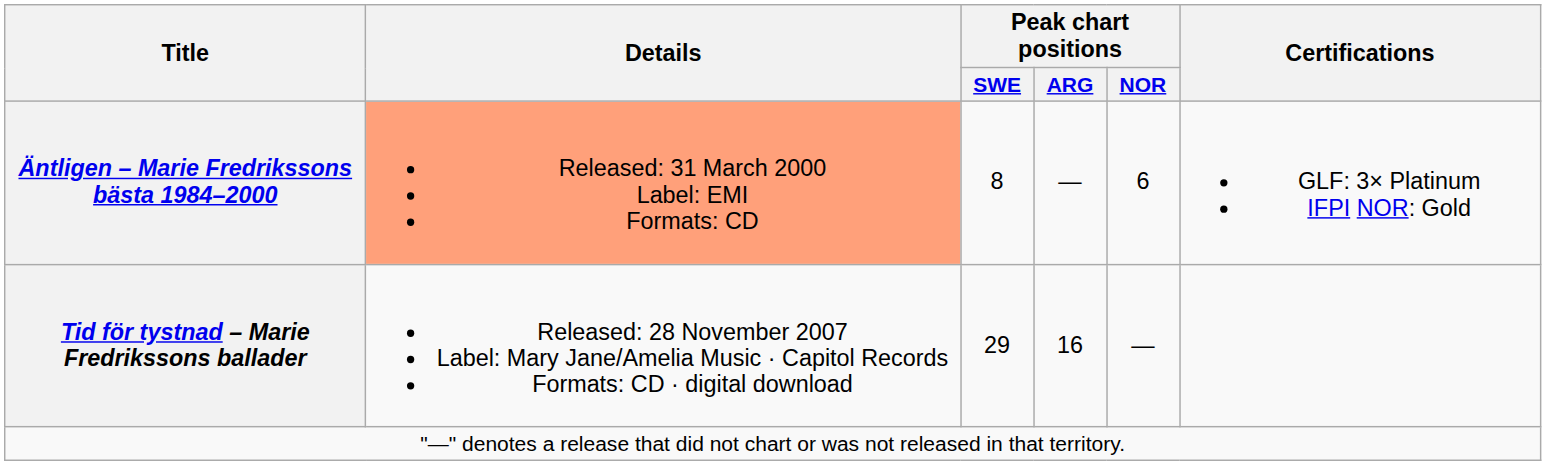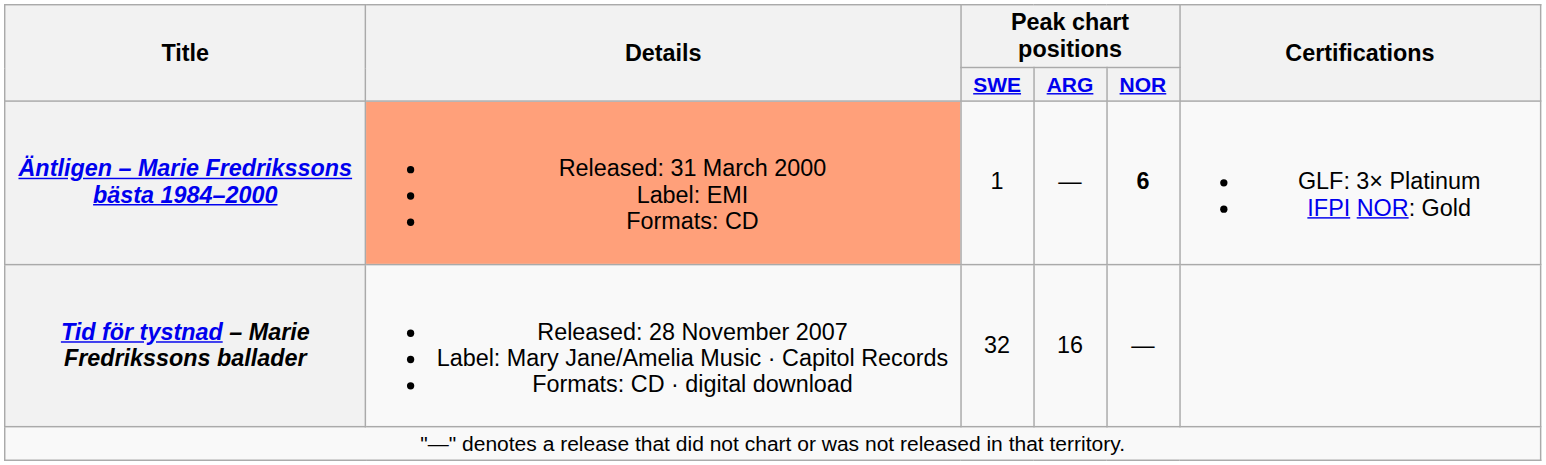(997, 182) 8 -> (997, 182) 1
(1143, 182) normal -> (1143, 182) bold
(997, 344) 29 -> (997, 344) 32
